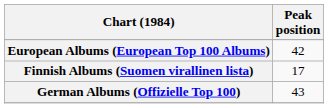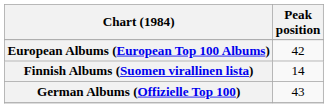(298, 71) 17 -> (298, 71) 14
